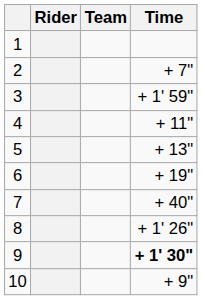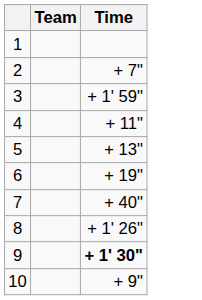- column: (56, 17)
